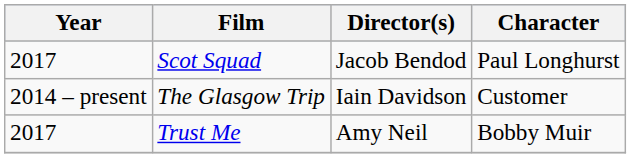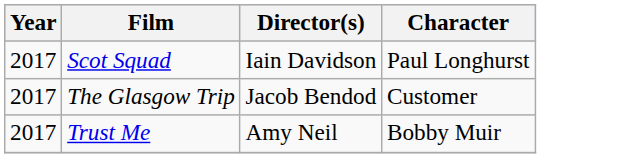(401, 59) Jacob Bendod -> (311, 59) Iain Davidson
(78, 96) 2014 – present -> (33, 96) 2017
(401, 96) Iain Davidson -> (311, 96) Jacob Bendod
